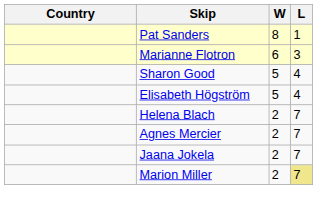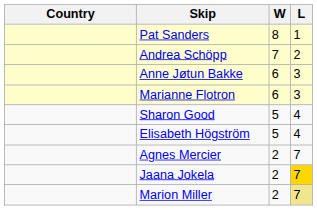+ row: (183, 54)
+ row: (191, 74)
- row: (177, 114)
(297, 154) no background -> (297, 174) gold background
